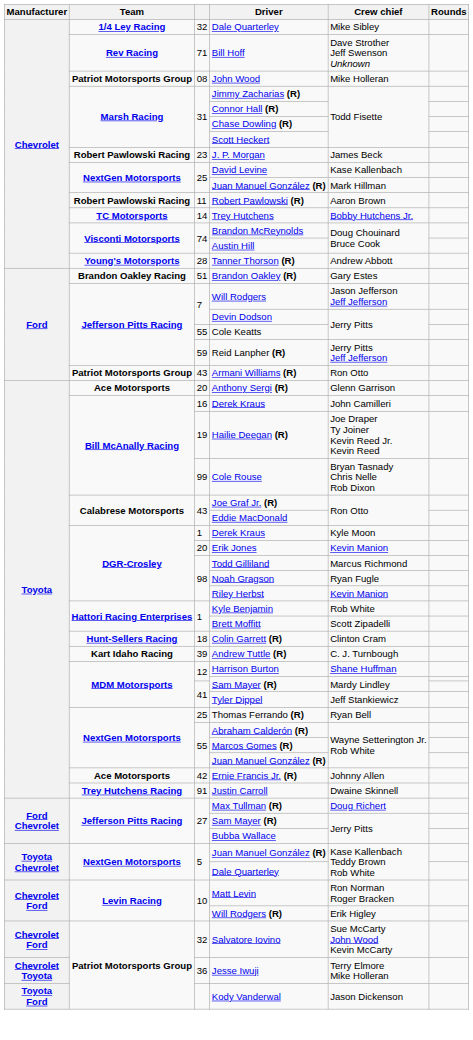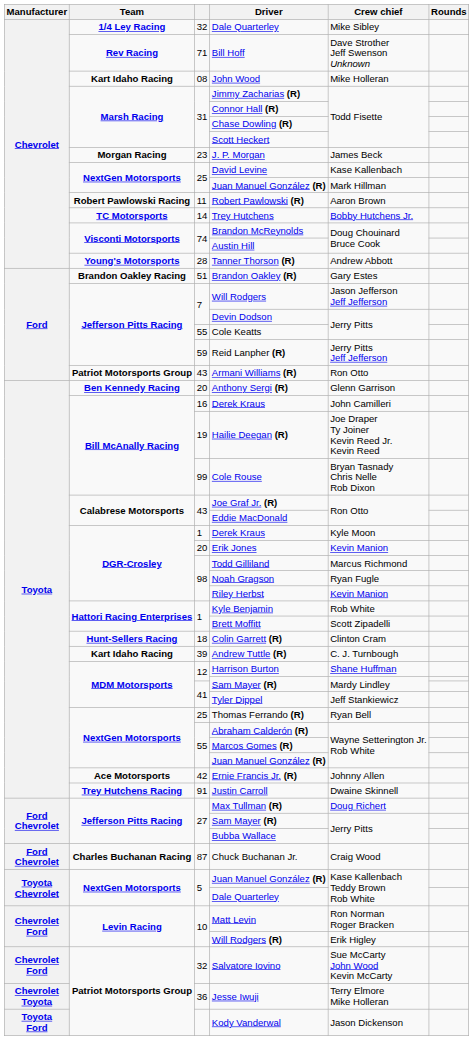(132, 79) Patriot Motorsports Group -> (132, 79) Kart Idaho Racing
(132, 155) Robert Pawlowski Racing -> (132, 155) Morgan Racing
(132, 388) Ace Motorsports -> (132, 388) Ben Kennedy Racing
+ row: (202, 857)
